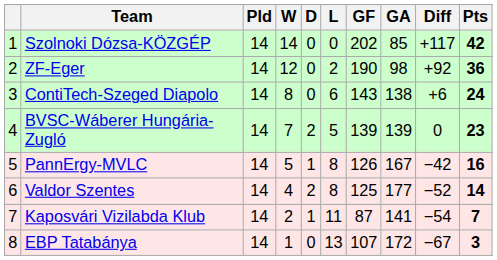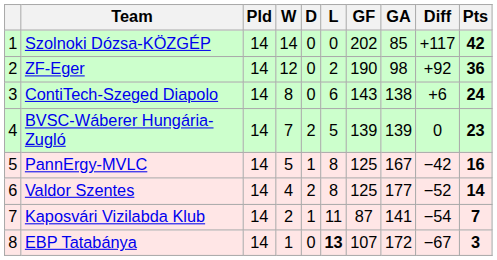(364, 165) 126 -> (364, 165) 125
(334, 242) normal -> (334, 242) bold
